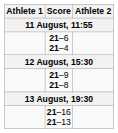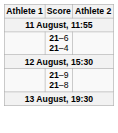- row: (59, 117)
